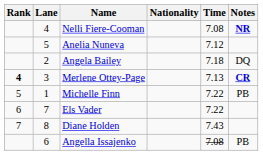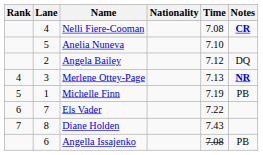(243, 28) NR -> (243, 28) CR
(215, 45) 7.12 -> (215, 45) 7.10
(215, 61) 7.18 -> (215, 61) 7.12
(19, 77) bold -> (19, 77) normal
(243, 77) CR -> (243, 77) NR
(215, 93) 7.22 -> (215, 93) 7.19
